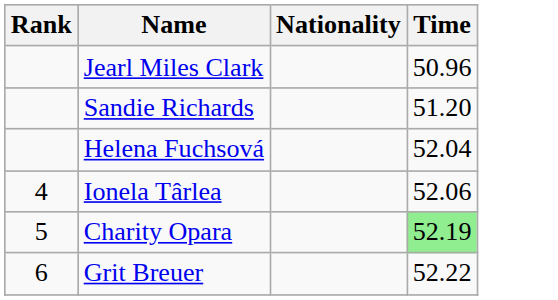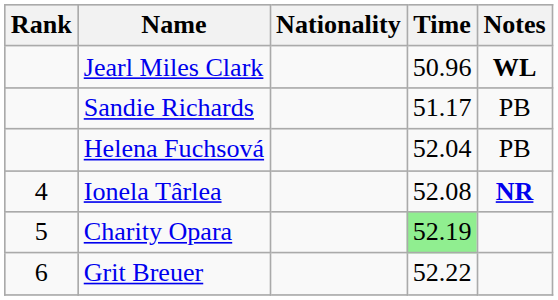+ column: (515, 25)
(442, 107) 51.20 -> (442, 107) 51.17
(442, 190) 52.06 -> (442, 190) 52.08
